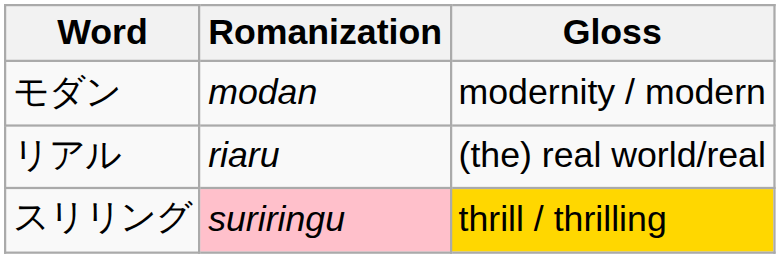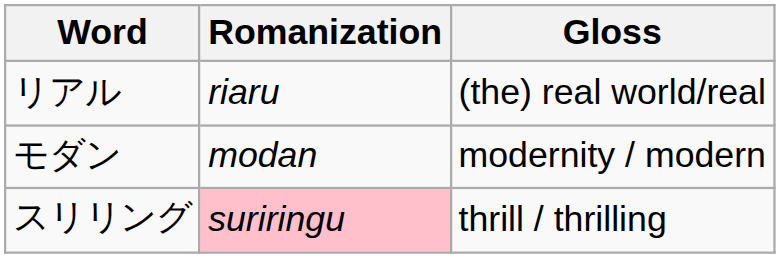rows swapped: (67, 154) <-> (67, 91)
(563, 219) gold background -> (563, 219) no background
